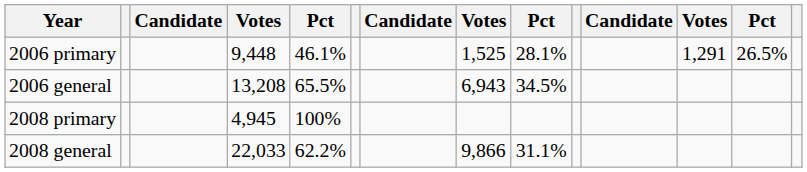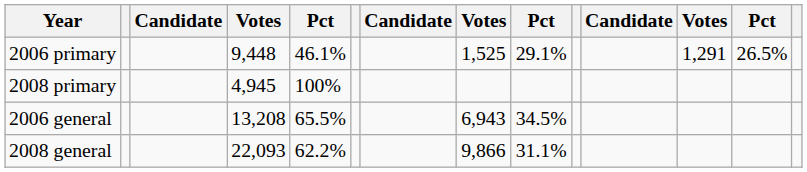(541, 53) 28.1% -> (541, 53) 29.1%
rows swapped: (60, 85) <-> (63, 118)
(258, 151) 22,033 -> (258, 151) 22,093
